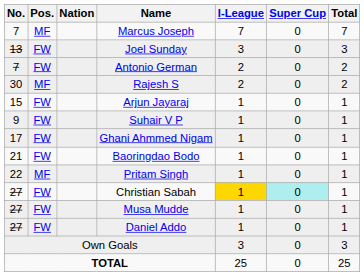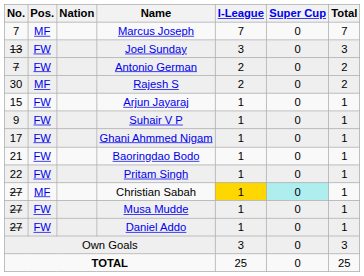(42, 174) MF -> (42, 174) FW
(42, 192) FW -> (42, 192) MF
